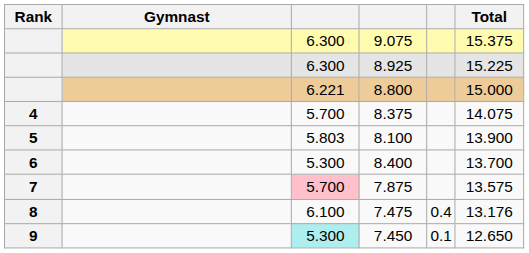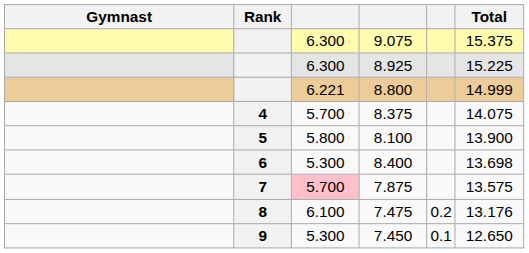columns swapped: (33, 17) <-> (177, 17)
(489, 90) 15.000 -> (489, 90) 14.999
(325, 138) 5.803 -> (325, 138) 5.800
(489, 163) 13.700 -> (489, 163) 13.698
(441, 211) 0.4 -> (441, 211) 0.2
(325, 236) paleturquoise background -> (325, 236) no background
